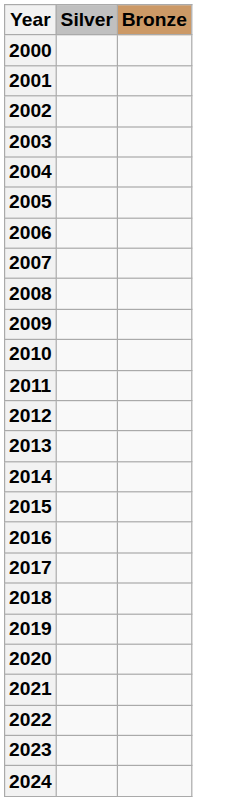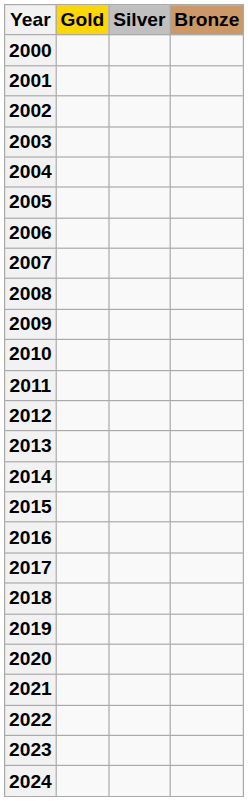+ column: (82, 19)
